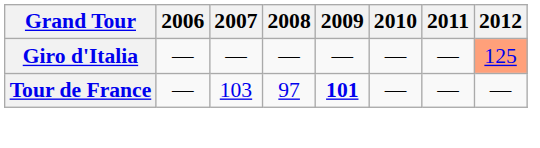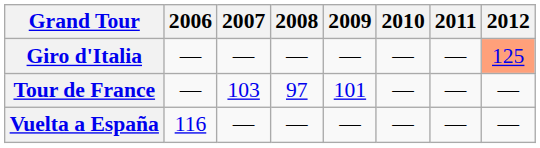(342, 90) bold -> (350, 90) normal
+ row: (84, 124)
